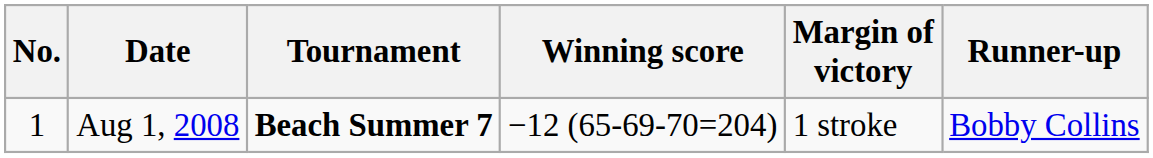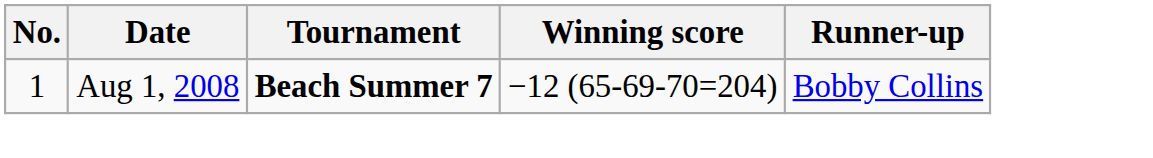- column: (863, 51)
